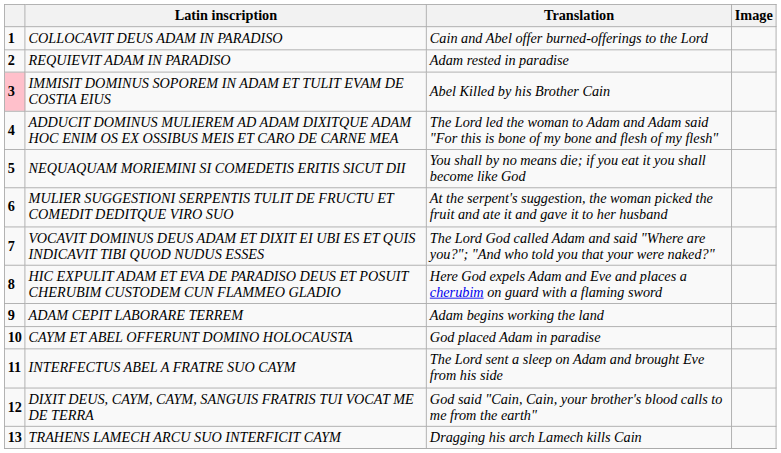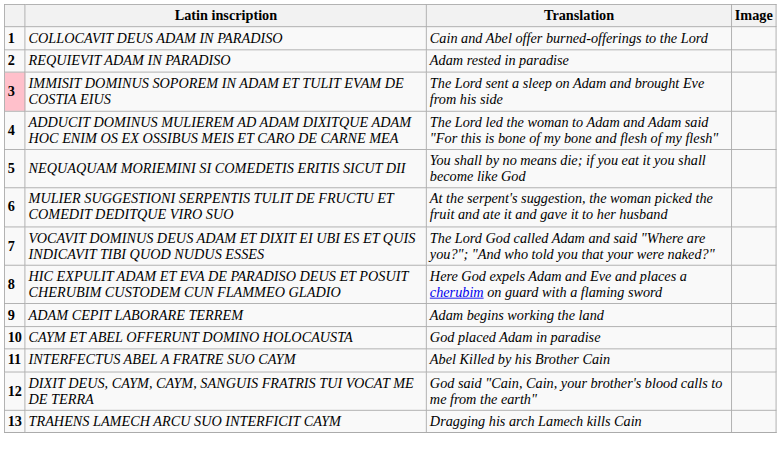(520, 91) Abel Killed by his Brother Cain -> (567, 91) The Lord sent a sleep on Adam and brought Eve from his side
(567, 368) The Lord sent a sleep on Adam and brought Eve from his side -> (520, 360) Abel Killed by his Brother Cain
